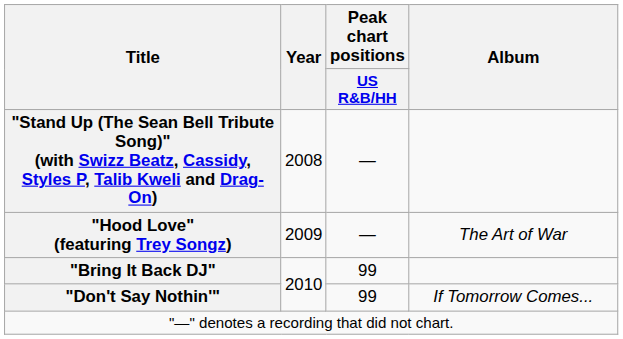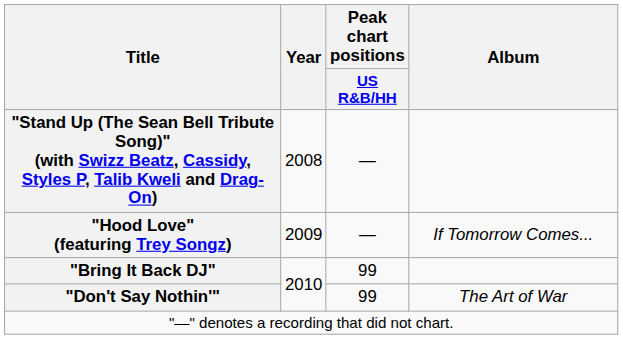(513, 234) The Art of War -> (513, 234) If Tomorrow Comes...
(513, 297) If Tomorrow Comes... -> (513, 297) The Art of War
